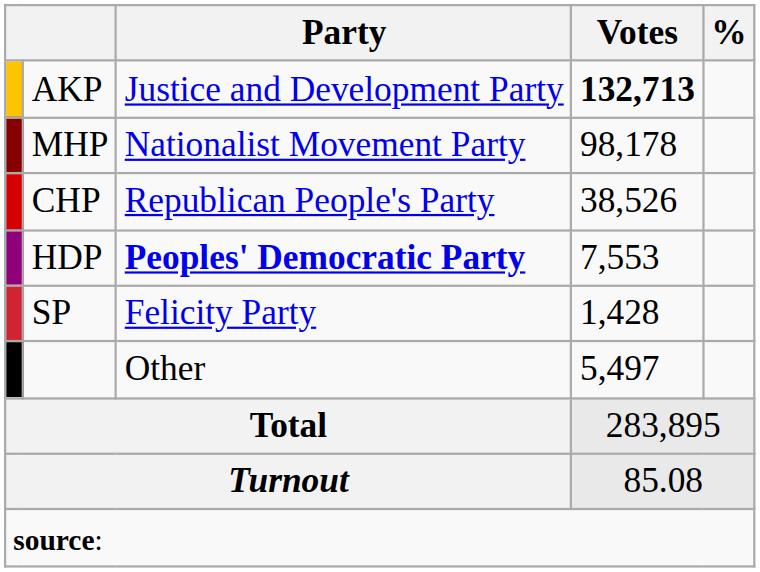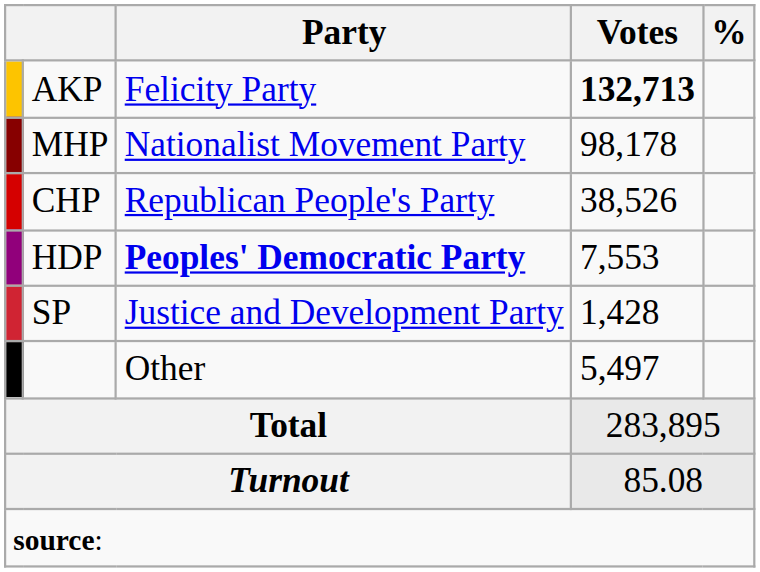(344, 88) Justice and Development Party -> (220, 88) Felicity Party
(220, 312) Felicity Party -> (344, 312) Justice and Development Party
